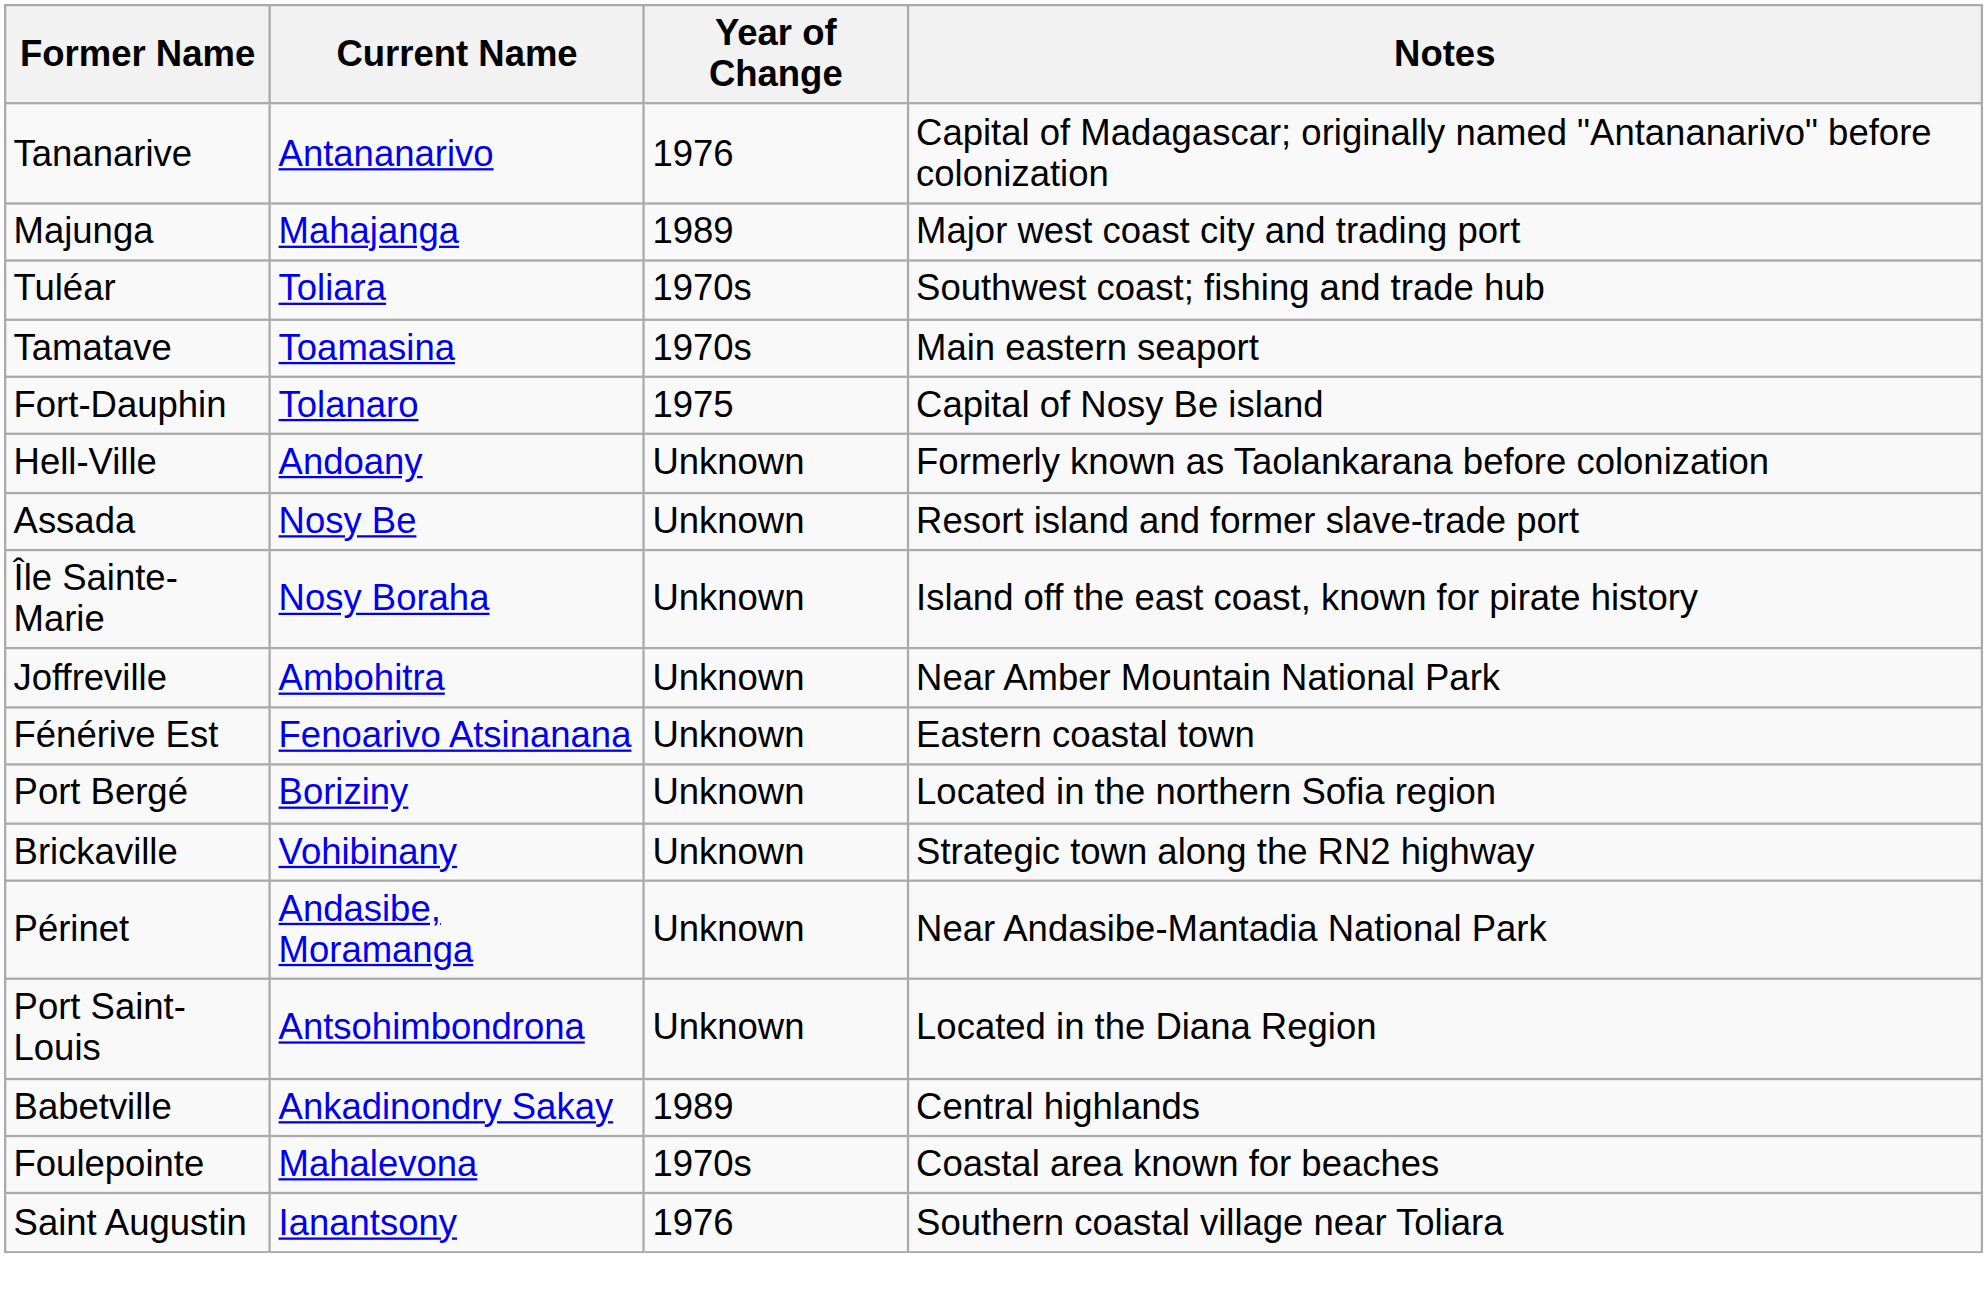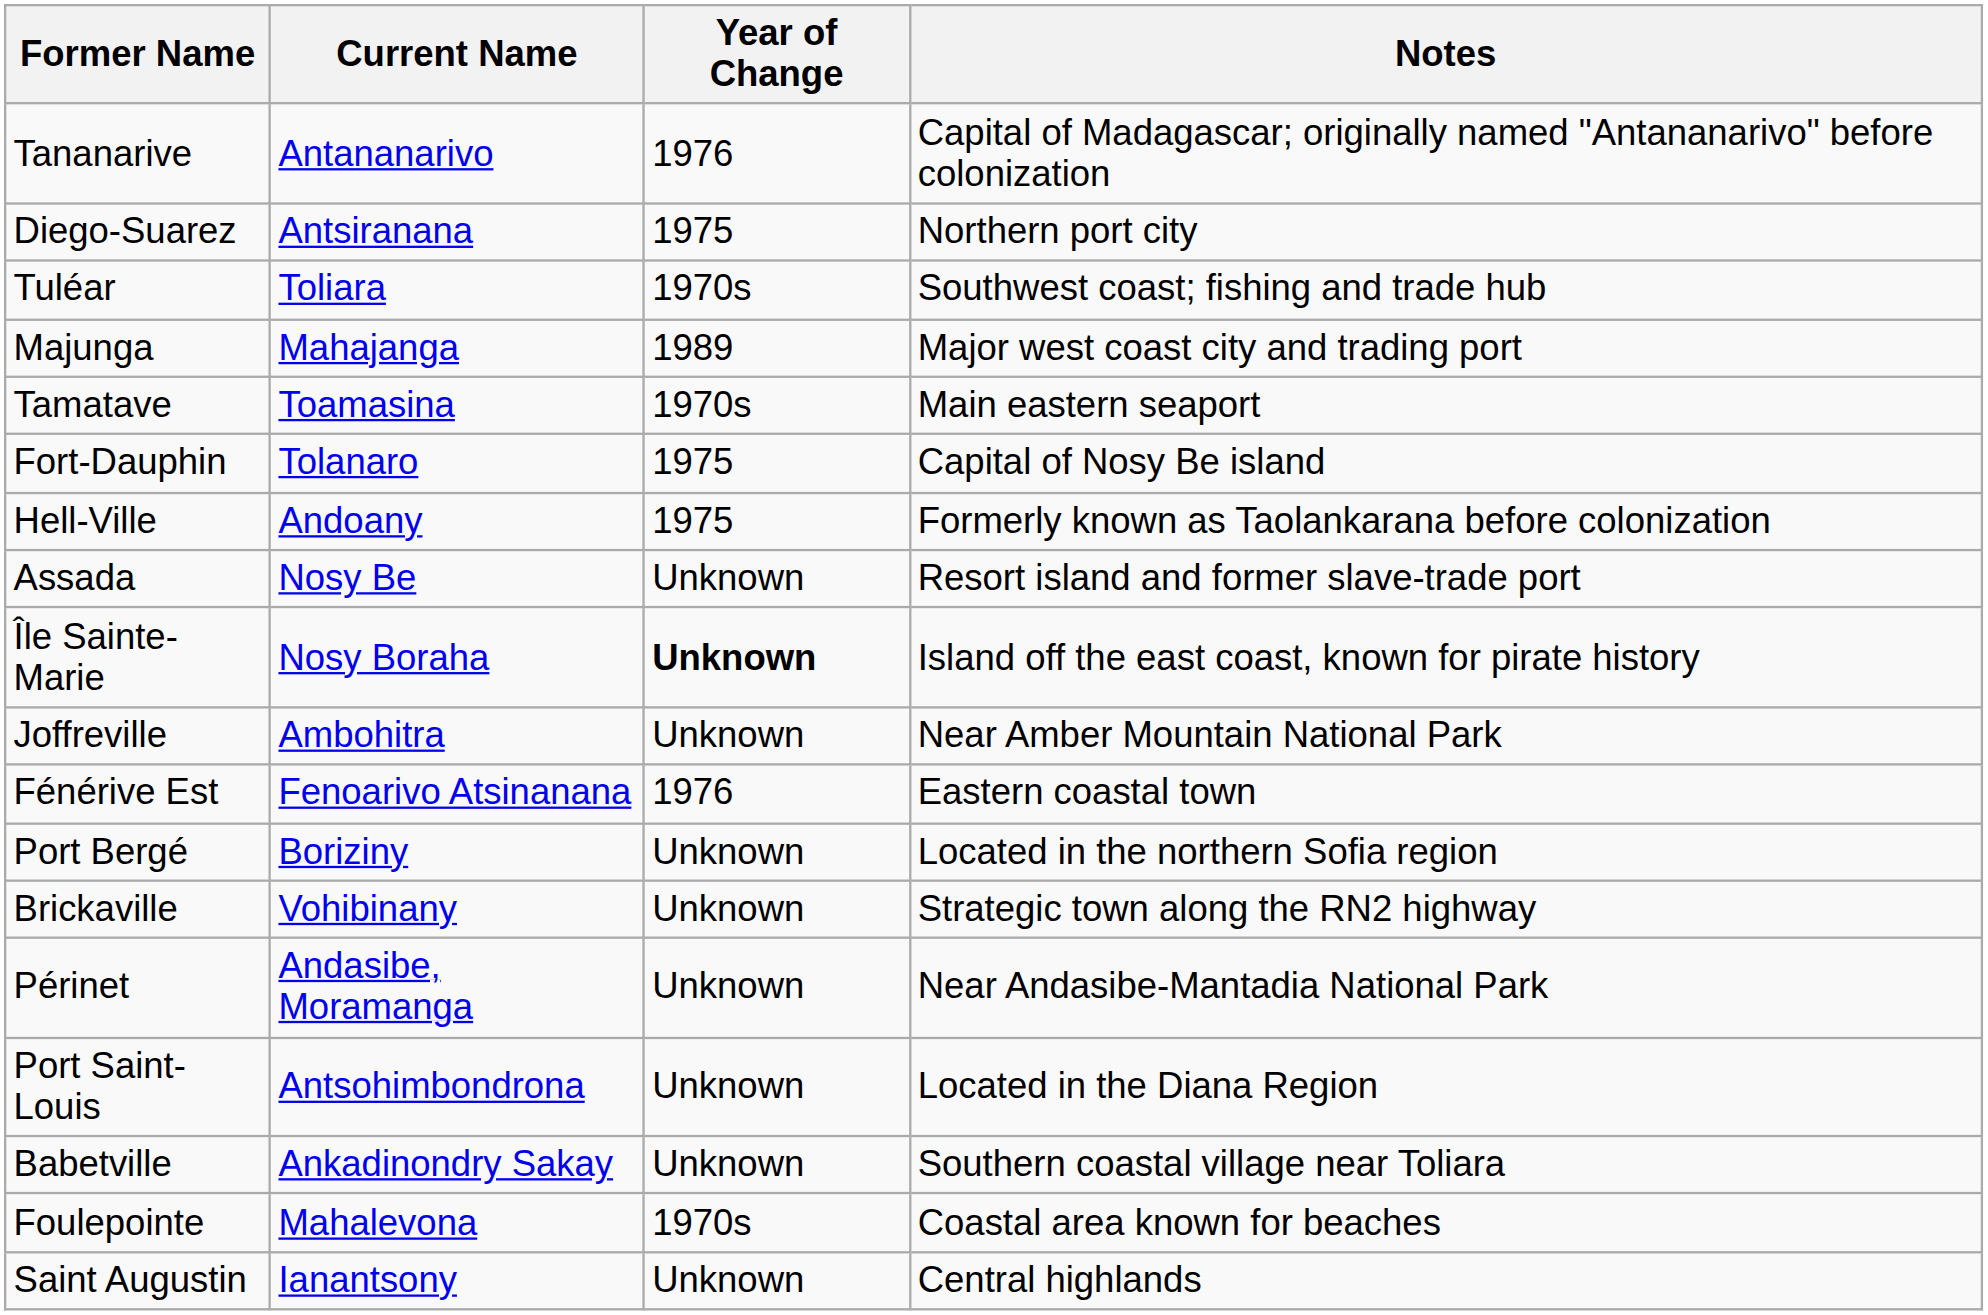+ row: (125, 231)
rows swapped: (84, 231) <-> (65, 289)
(728, 462) Unknown -> (693, 520) 1975
(728, 598) normal -> (734, 656) bold
(728, 735) Unknown -> (693, 792) 1976
(693, 1106) 1989 -> (728, 1164) Unknown
(1058, 1106) Central highlands -> (1211, 1164) Southern coastal village near Toliara
(693, 1222) 1976 -> (728, 1280) Unknown
(1210, 1222) Southern coastal village near Toliara -> (1060, 1280) Central highlands
